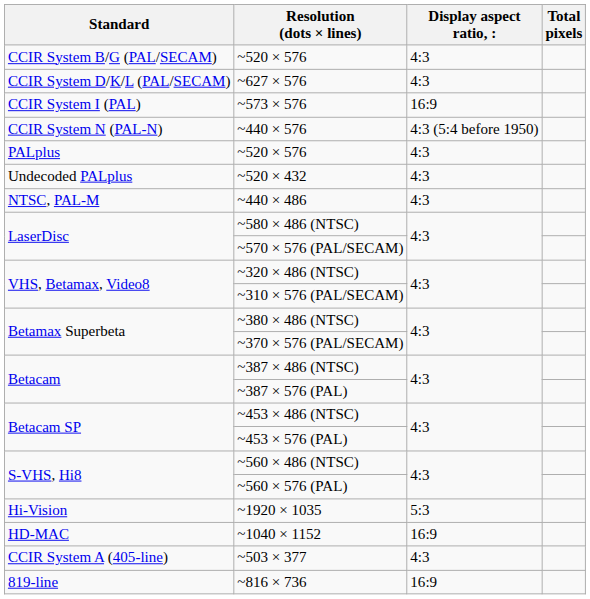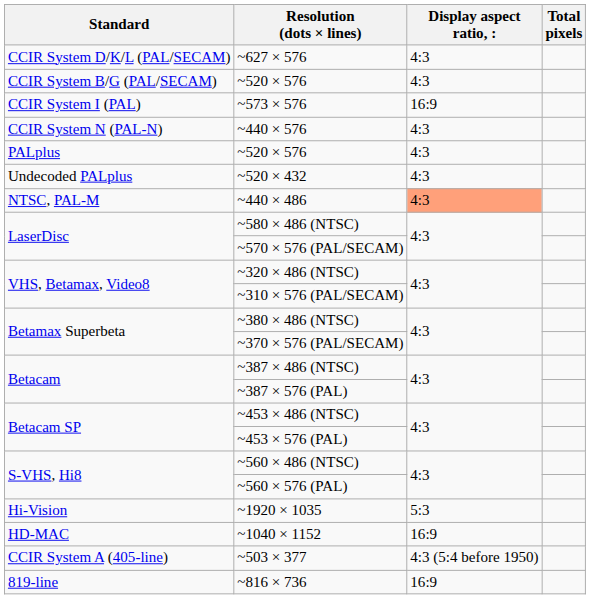rows swapped: (112, 57) <-> (119, 81)
(474, 128) 4:3 (5:4 before 1950) -> (420, 128) 4:3
(420, 200) no background -> (420, 200) lightsalmon background
(420, 558) 4:3 -> (474, 558) 4:3 (5:4 before 1950)
